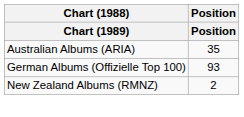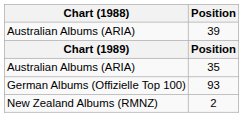+ row: (214, 31)
